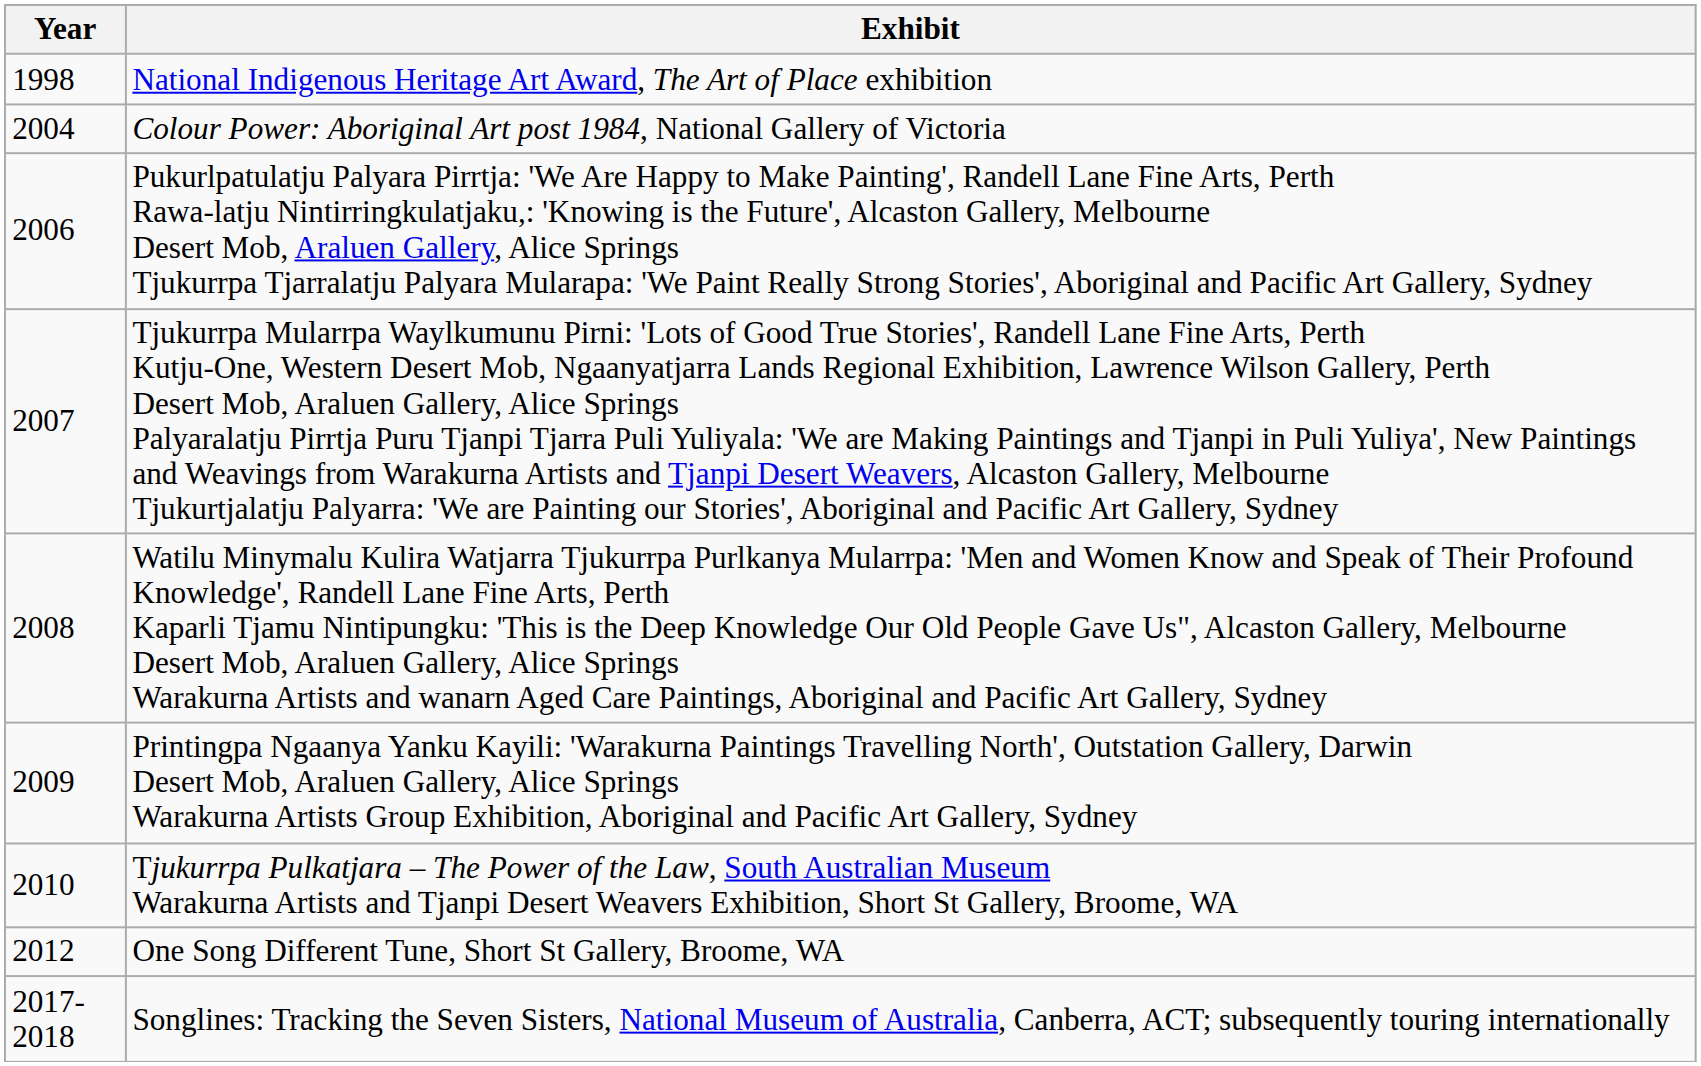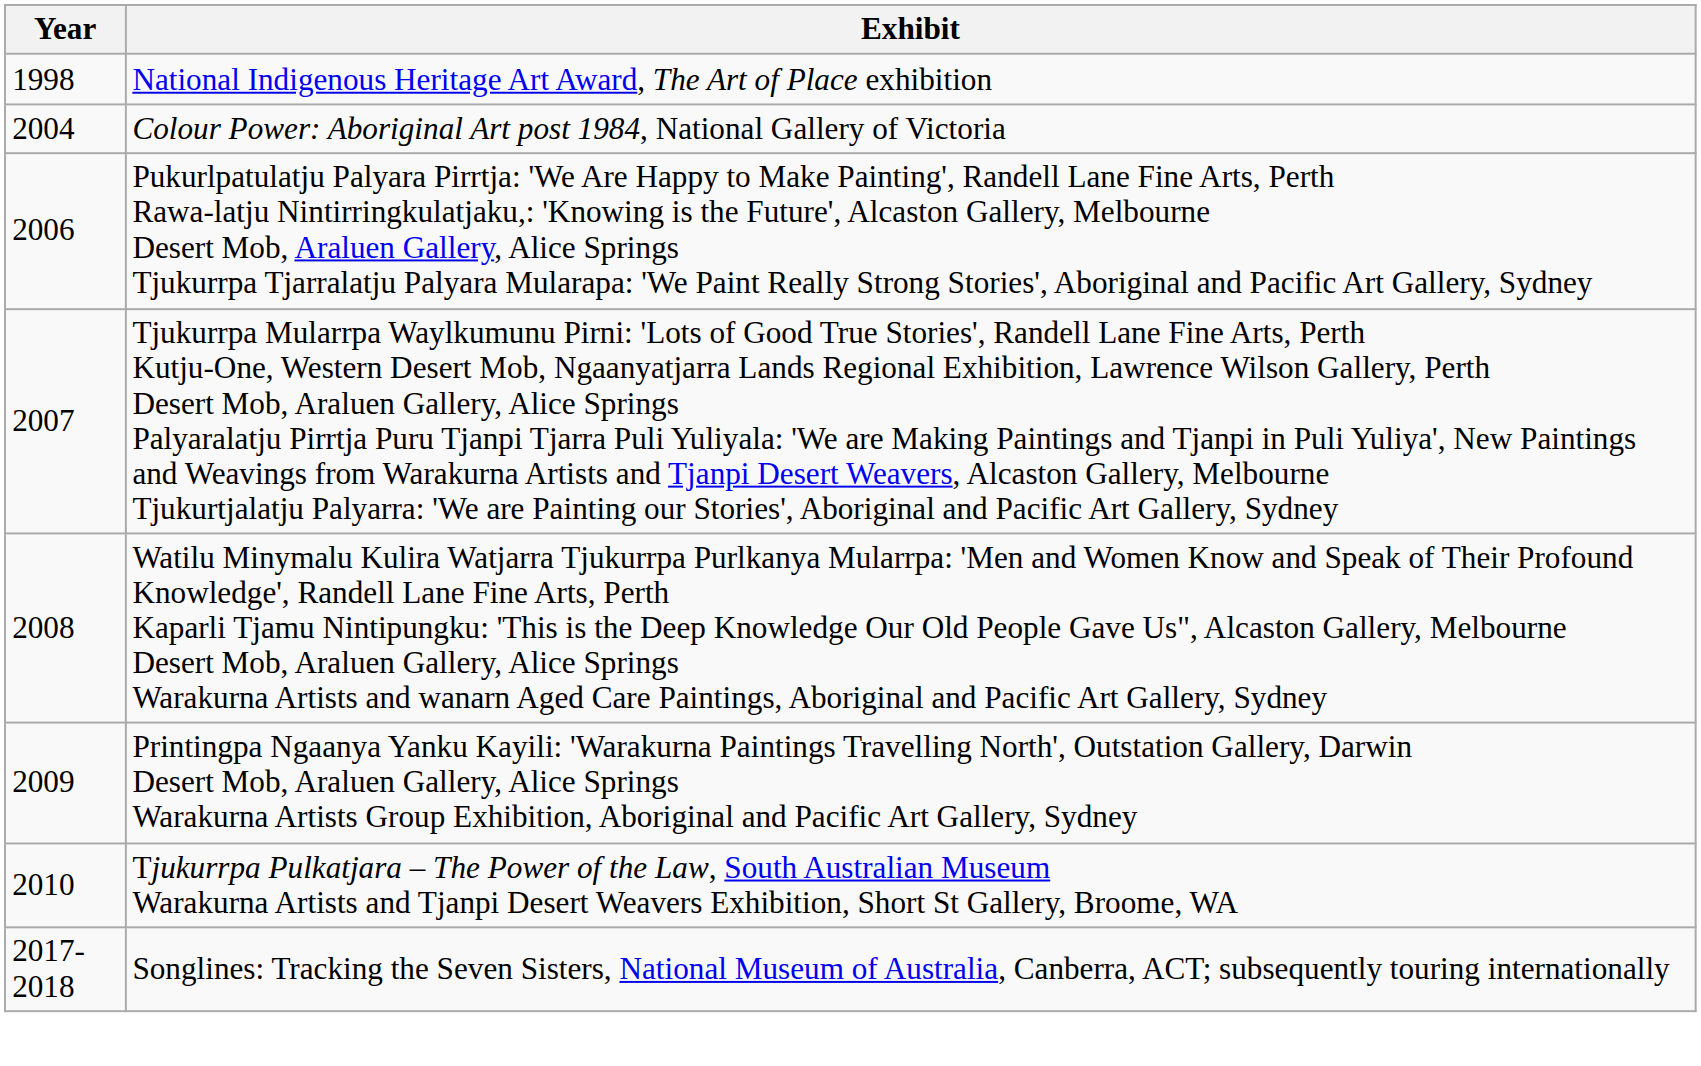- row: (488, 951)
